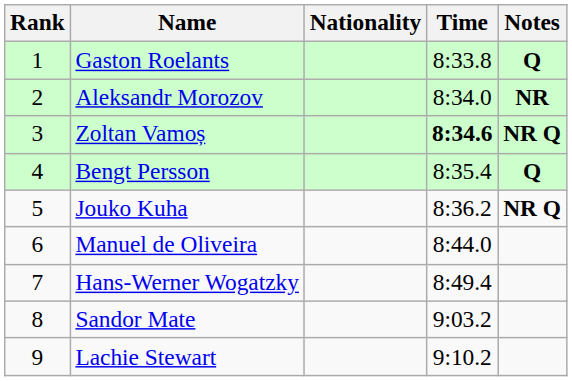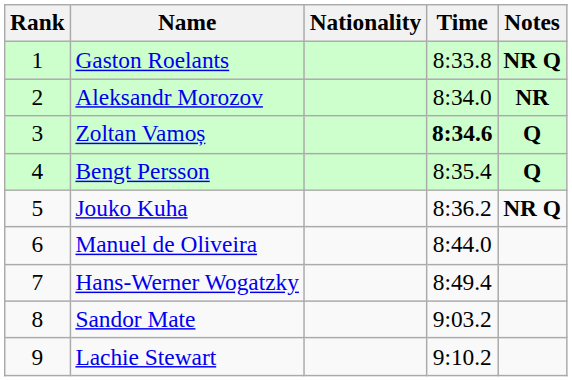(532, 60) Q -> (532, 60) NR Q
(532, 134) NR Q -> (532, 134) Q
